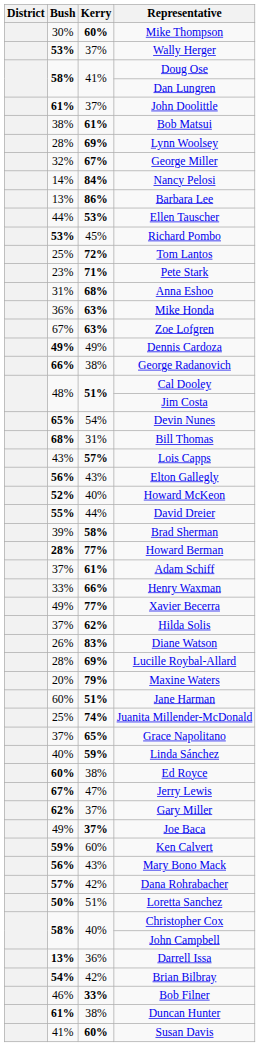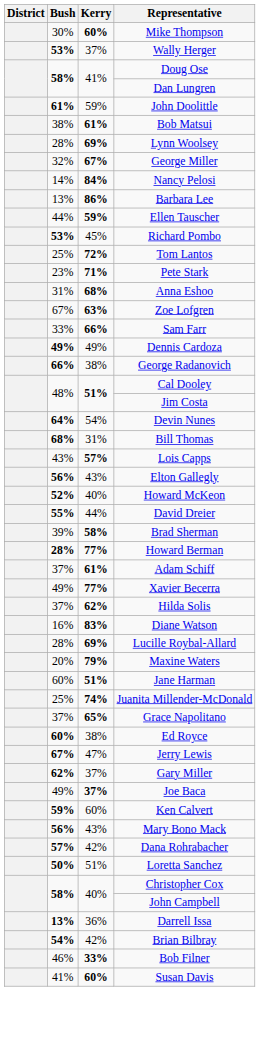(96, 106) 37% -> (96, 106) 59%
(96, 217) 53% -> (96, 217) 59%
- row: (184, 310)
+ row: (184, 328)
(63, 421) 65% -> (63, 421) 64%
- row: (184, 587)
(63, 643) 26% -> (63, 625) 16%
- row: (184, 754)
- row: (184, 1014)
